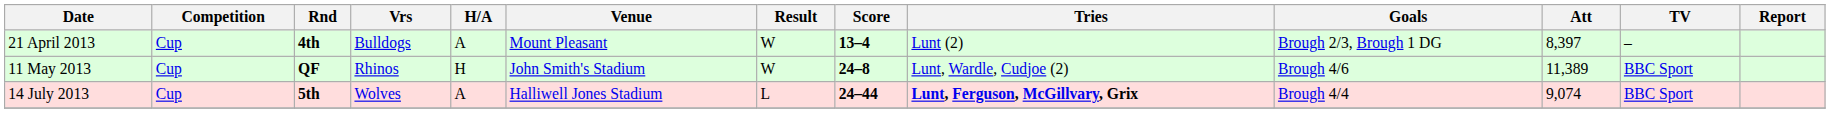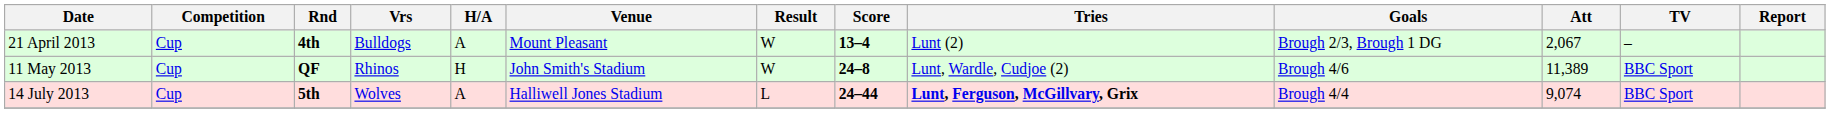(1563, 42) 8,397 -> (1563, 42) 2,067
